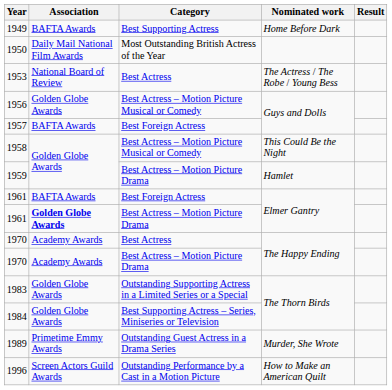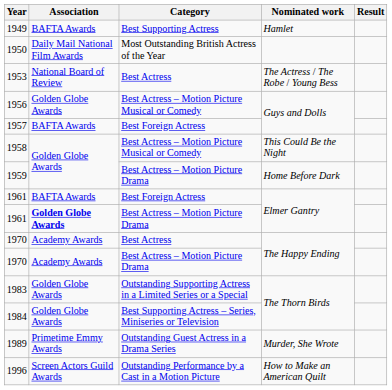(302, 28) Home Before Dark -> (278, 28) Hamlet
(278, 175) Hamlet -> (302, 175) Home Before Dark
